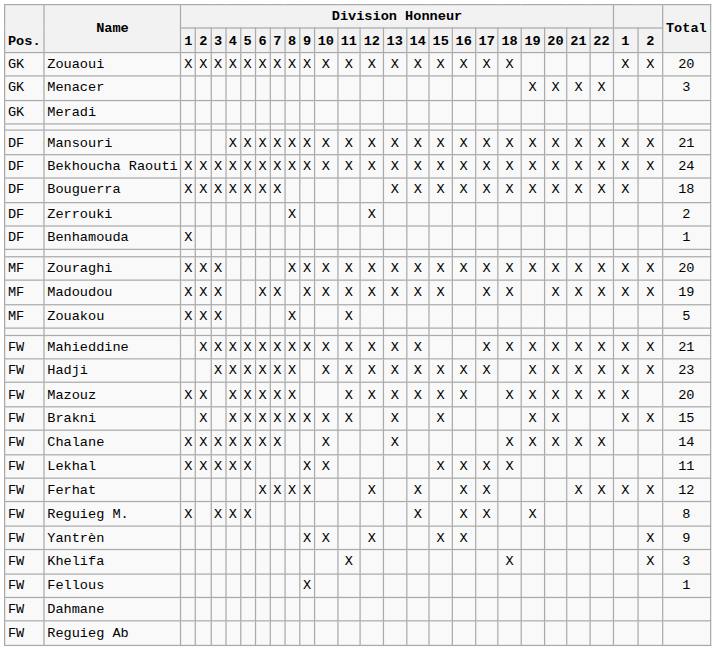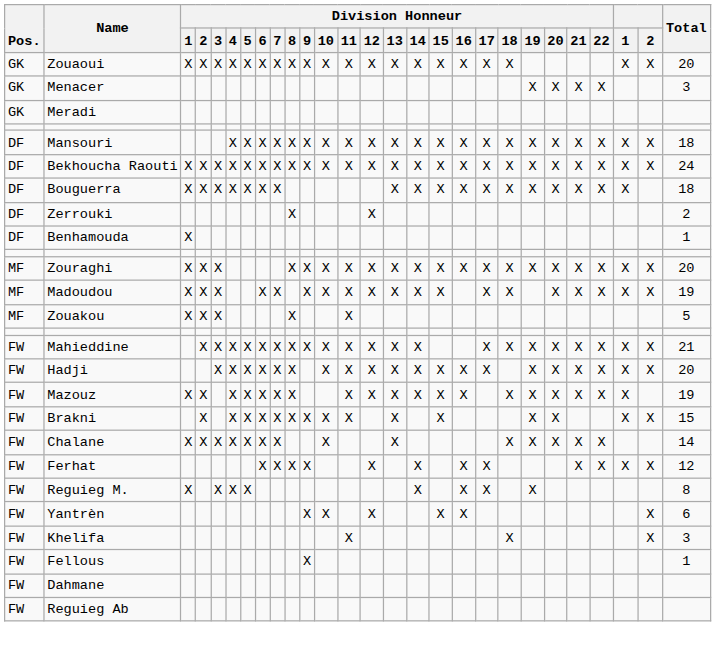(686, 143) 21 -> (686, 143) 18
(686, 371) 23 -> (686, 371) 20
(686, 395) 20 -> (686, 395) 19
- row: (16, 466)
(686, 538) 9 -> (686, 514) 6
